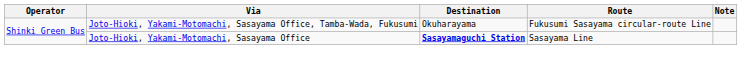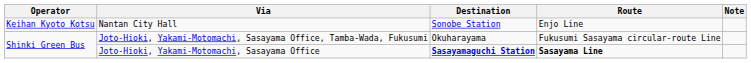+ row: (138, 25)
(561, 38) normal -> (571, 51) bold
